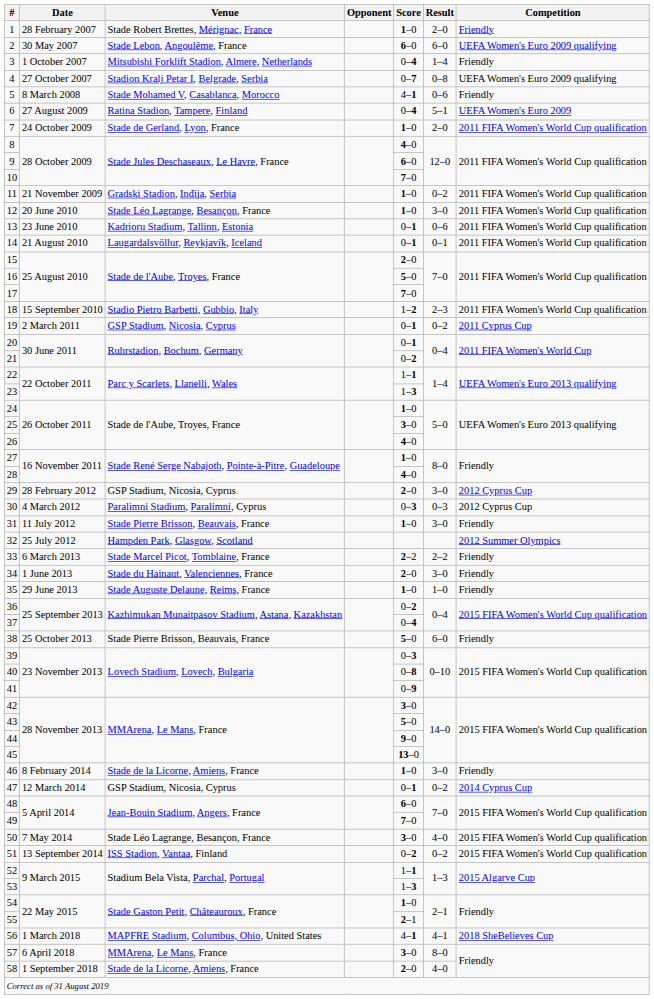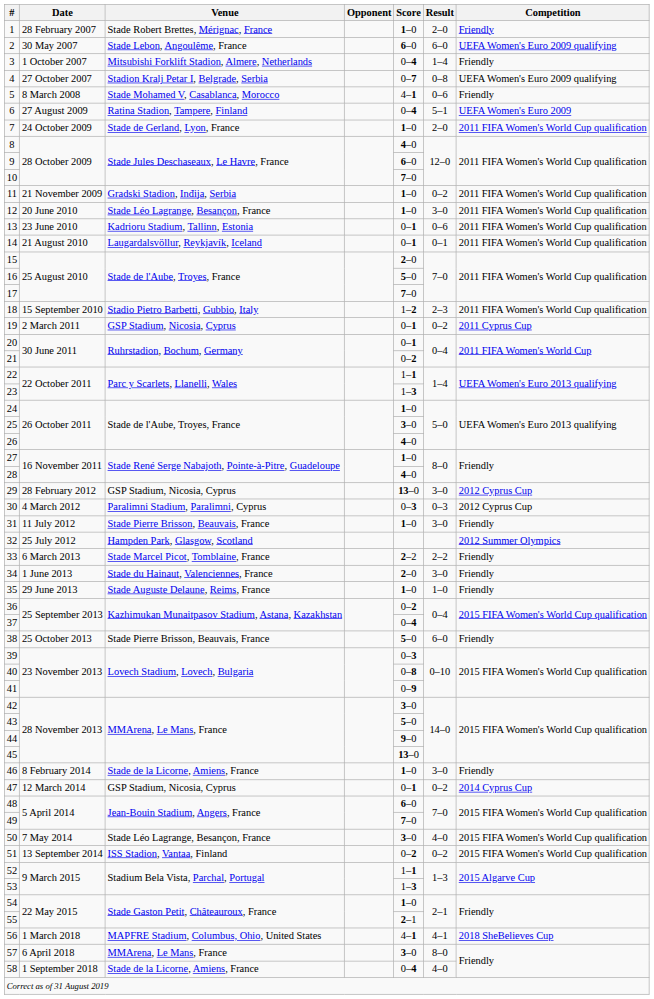(409, 491) 2–0 -> (409, 491) 13–0
(409, 969) 2–0 -> (409, 969) 0–4
